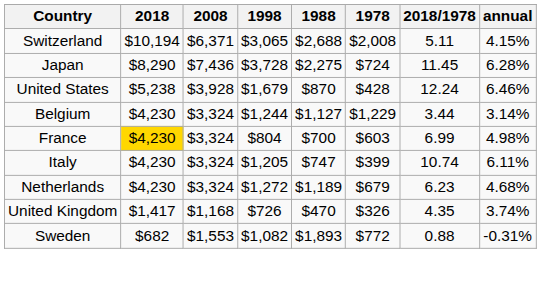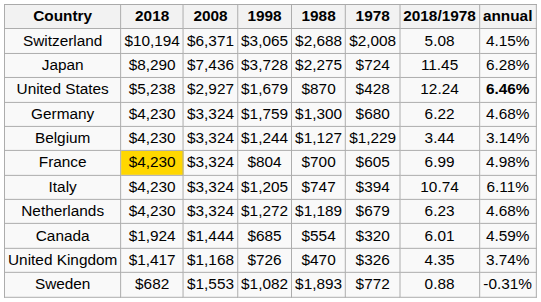(440, 41) 5.11 -> (440, 41) 5.08
(210, 89) $3,928 -> (210, 89) $2,927
(508, 89) normal -> (508, 89) bold
+ row: (63, 114)
(373, 138) $603 -> (373, 162) $605
(373, 162) $399 -> (373, 187) $394
+ row: (63, 235)
